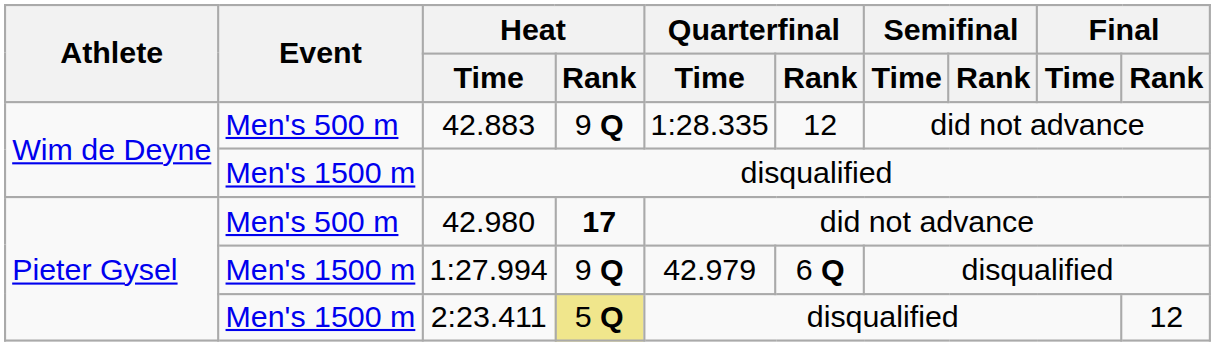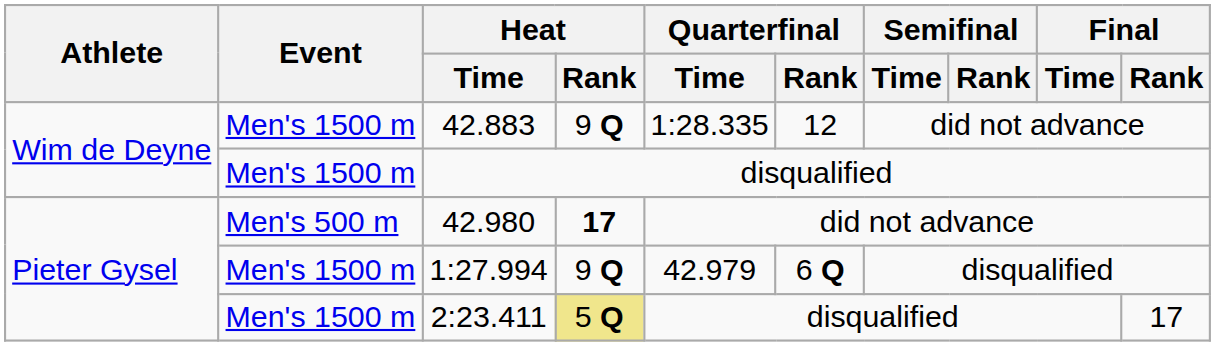(312, 125) Men's 500 m -> (320, 125) Men's 1500 m
(1166, 317) 12 -> (1166, 317) 17
